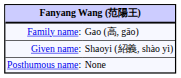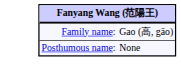- row: (56, 49)
